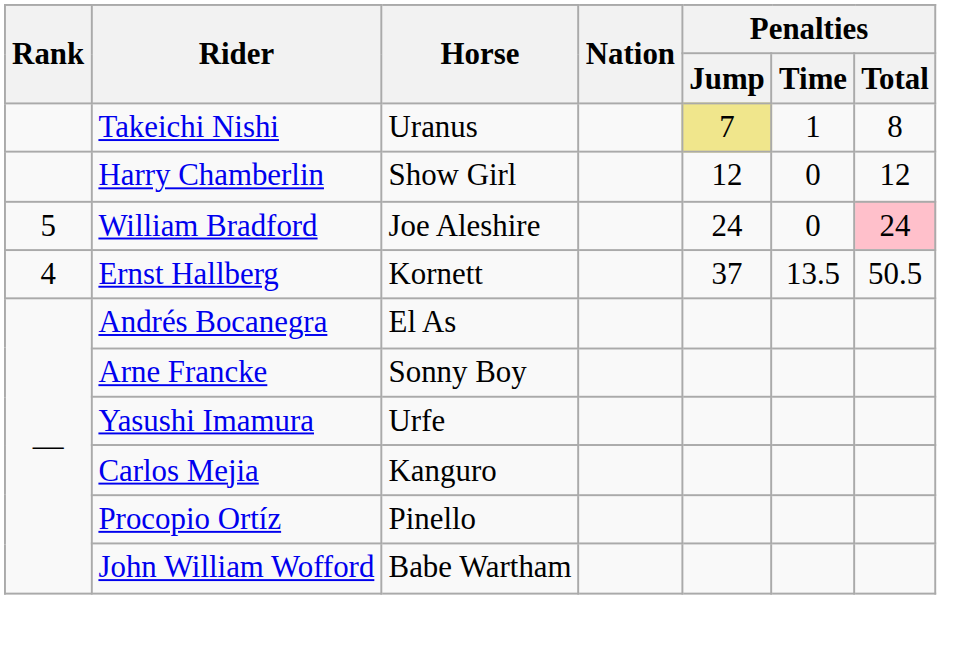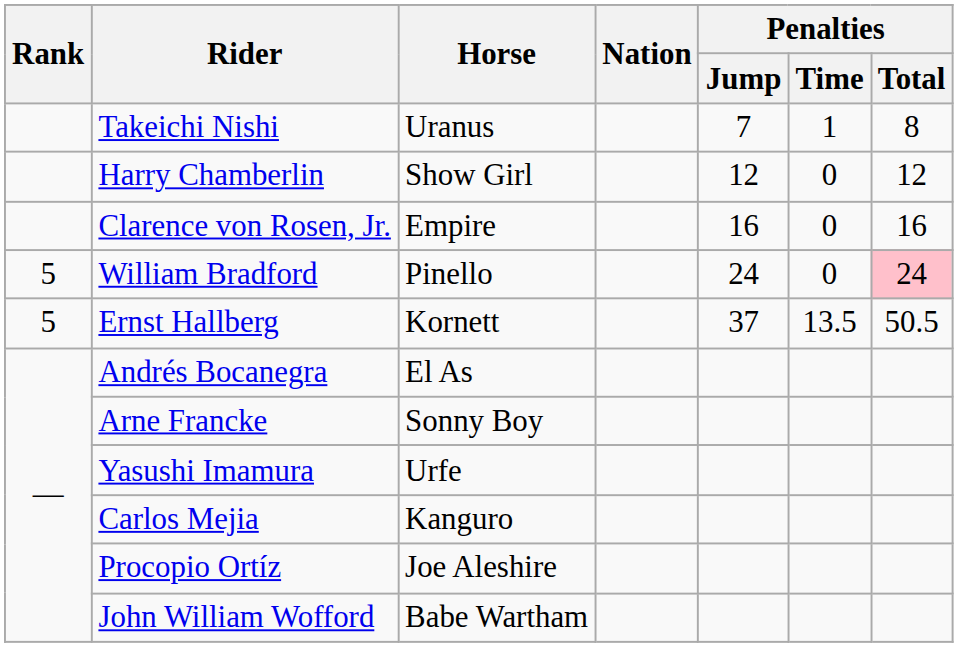(727, 126) khaki background -> (744, 126) no background
+ row: (245, 224)
(464, 224) Joe Aleshire -> (449, 273) Pinello
(48, 273) 4 -> (48, 322) 5
(432, 518) Pinello -> (481, 567) Joe Aleshire
